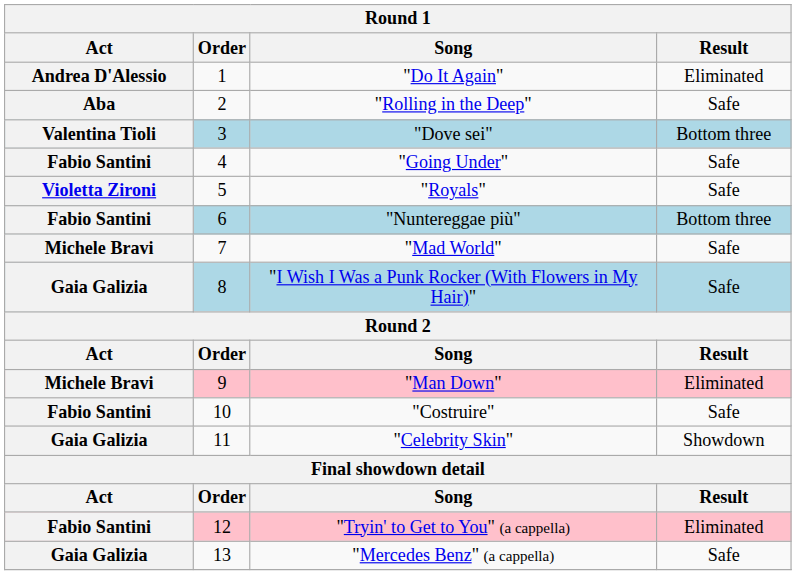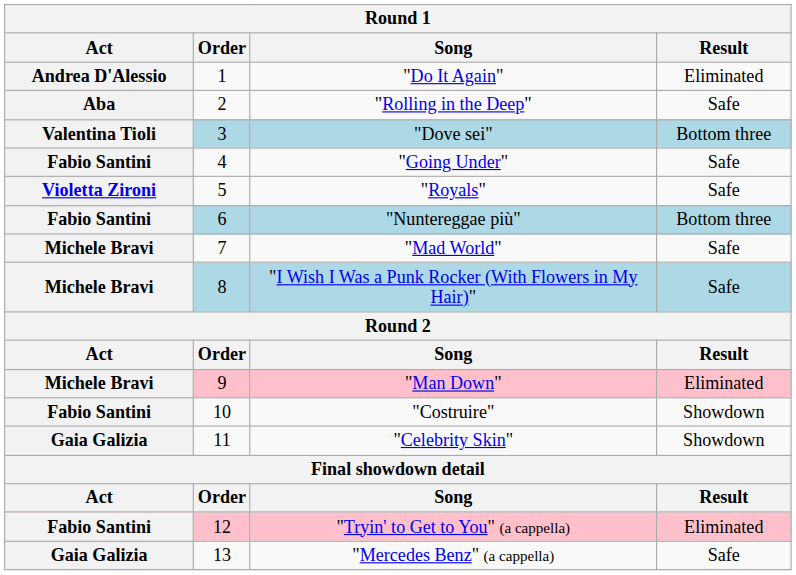(99, 287) Gaia Galizia -> (99, 287) Michele Bravi
(724, 411) Safe -> (724, 411) Showdown
